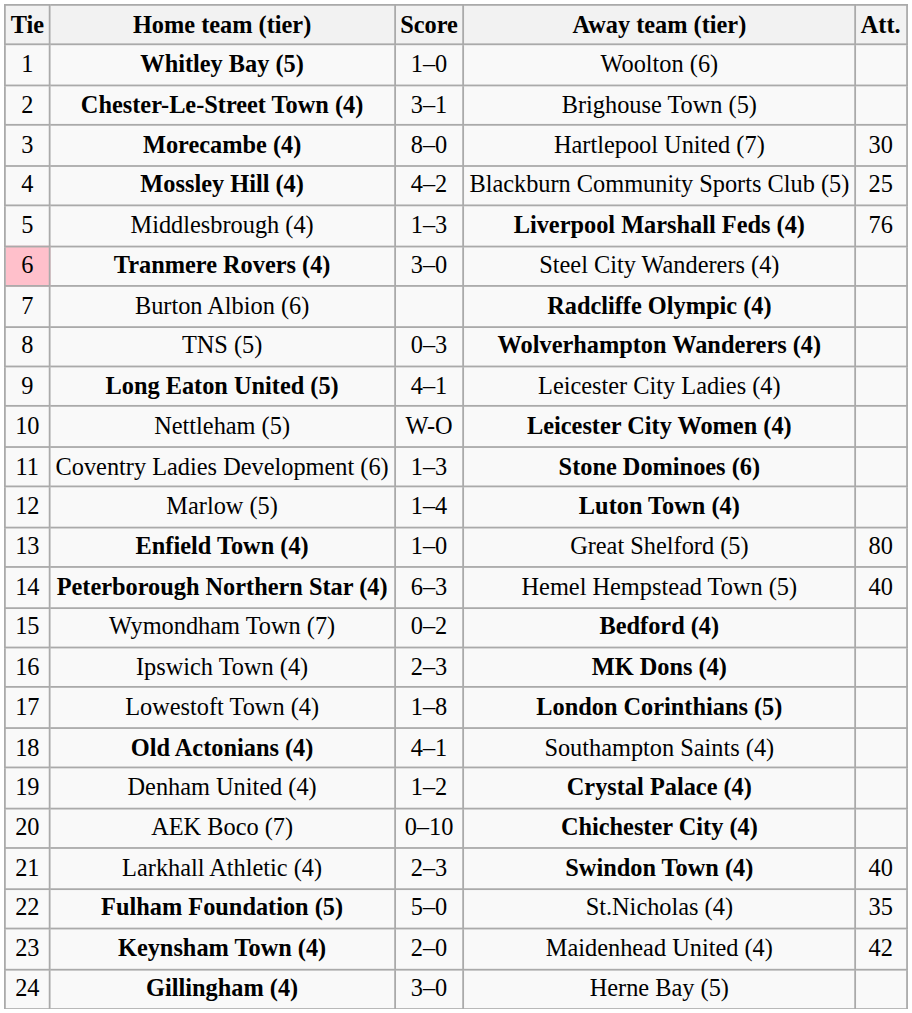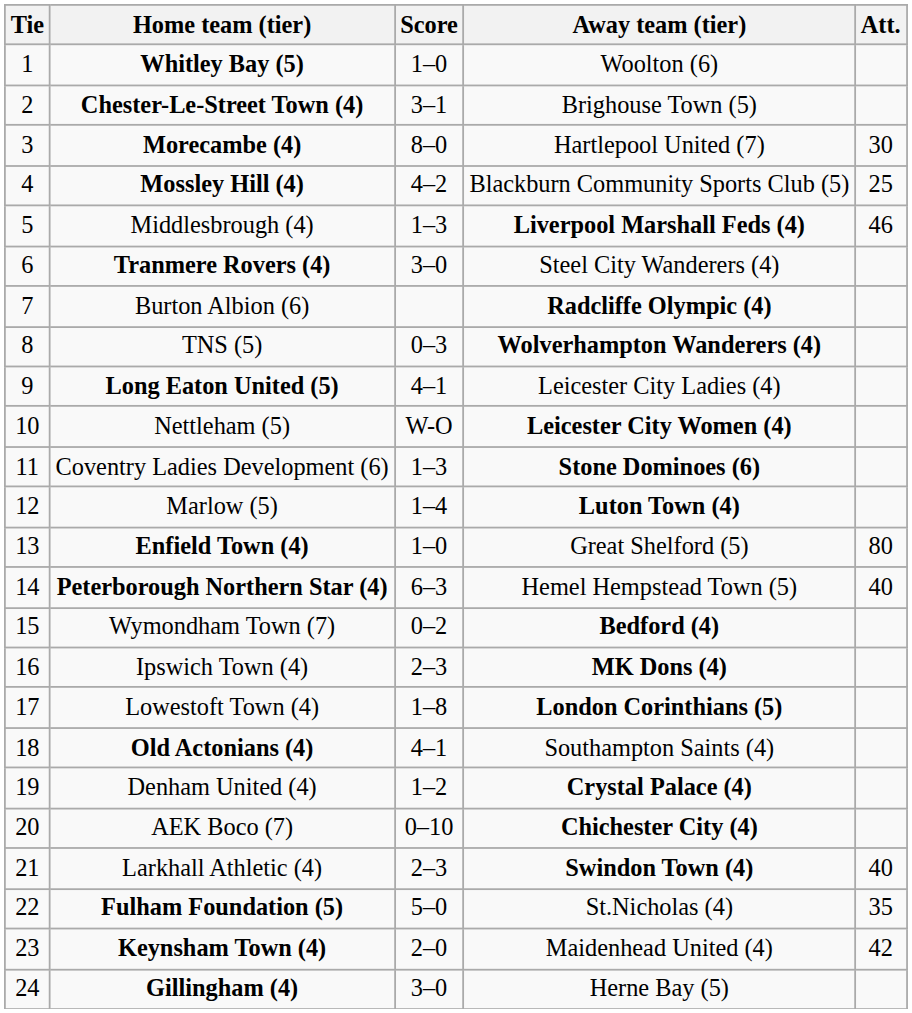(881, 224) 76 -> (881, 224) 46
(27, 265) pink background -> (27, 265) no background
